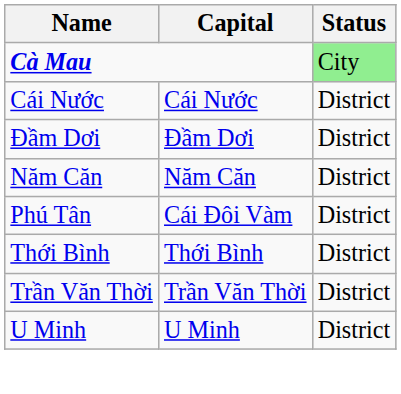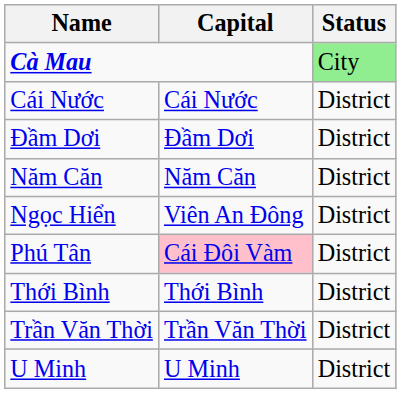+ row: (63, 215)
(228, 215) no background -> (228, 253) pink background
